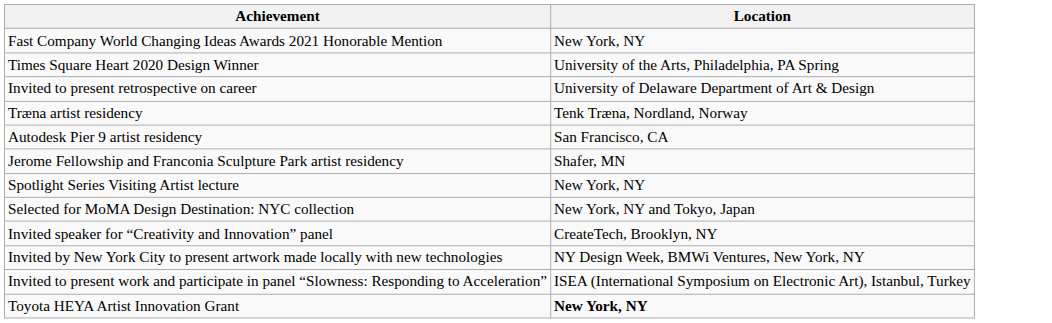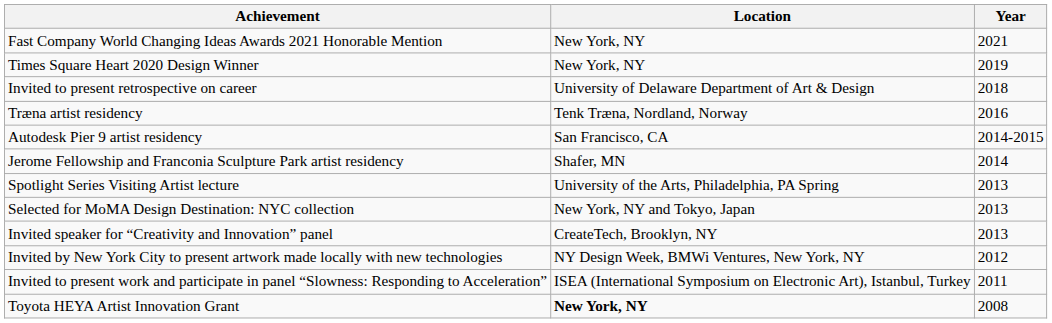+ column: (1011, 16)
(696, 64) University of the Arts, Philadelphia, PA Spring -> (600, 64) New York, NY
(600, 185) New York, NY -> (696, 185) University of the Arts, Philadelphia, PA Spring
